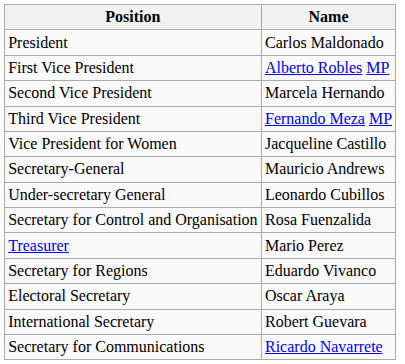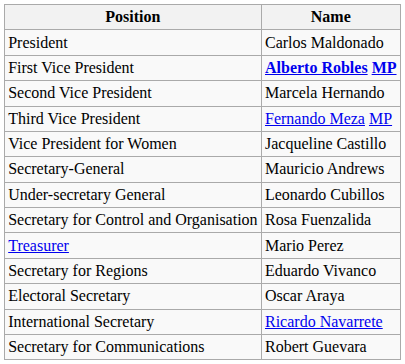(327, 67) normal -> (331, 67) bold
(316, 321) Robert Guevara -> (324, 321) Ricardo Navarrete
(324, 347) Ricardo Navarrete -> (316, 347) Robert Guevara
